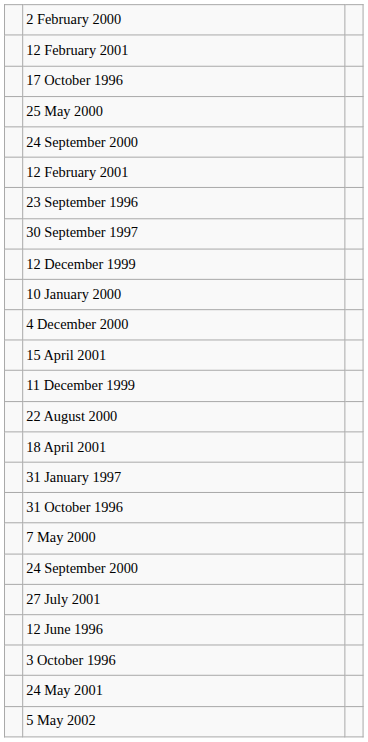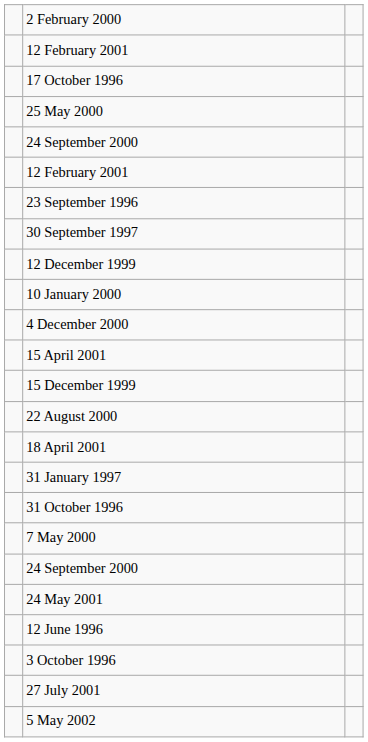- row: (14, 386)
+ row: (14, 386)
rows swapped: (14, 691) <-> (14, 599)
